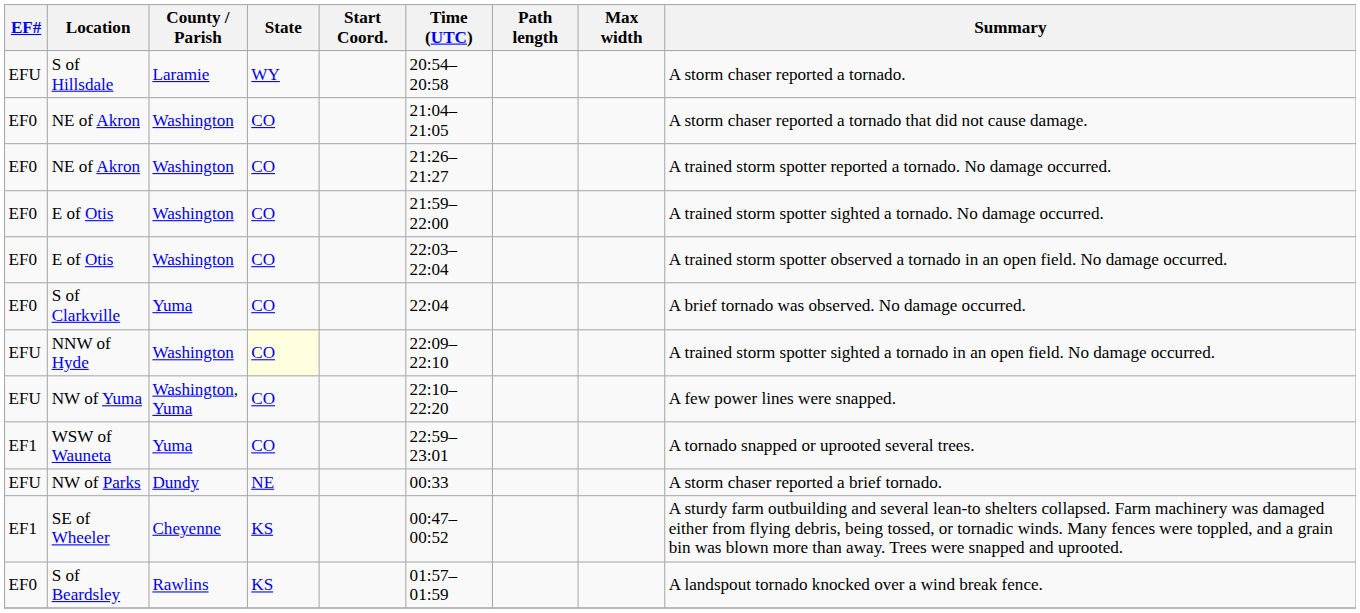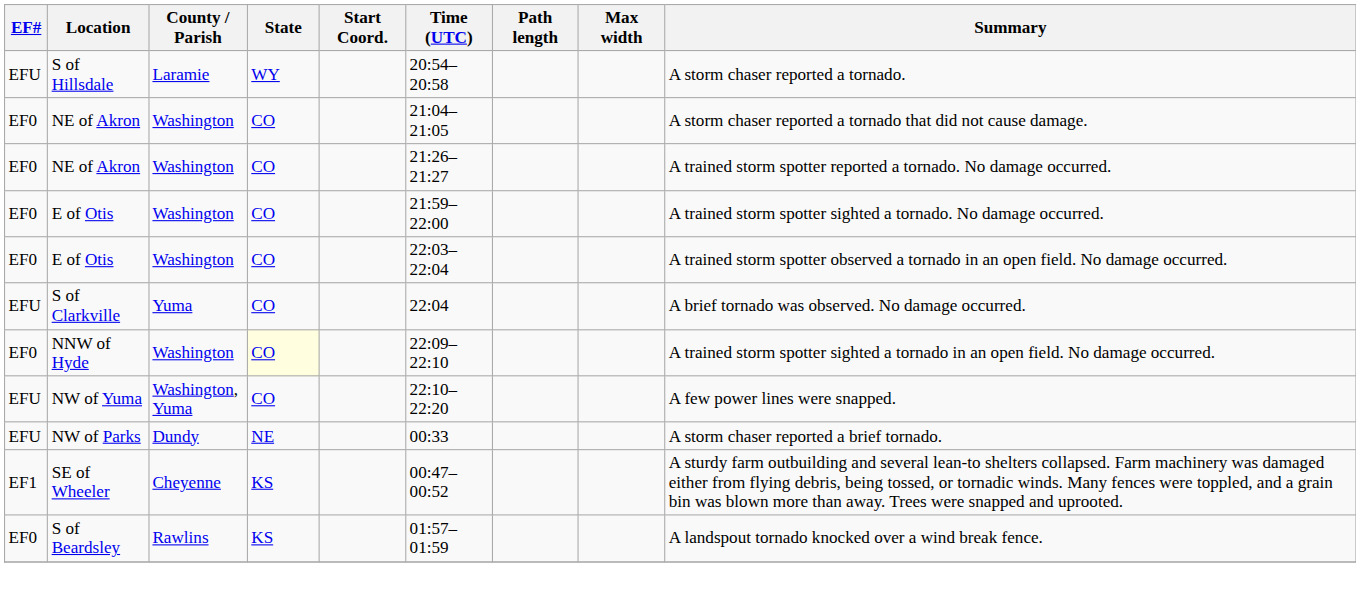(23, 306) EF0 -> (25, 306) EFU
(25, 352) EFU -> (23, 352) EF0
- row: (82, 445)
